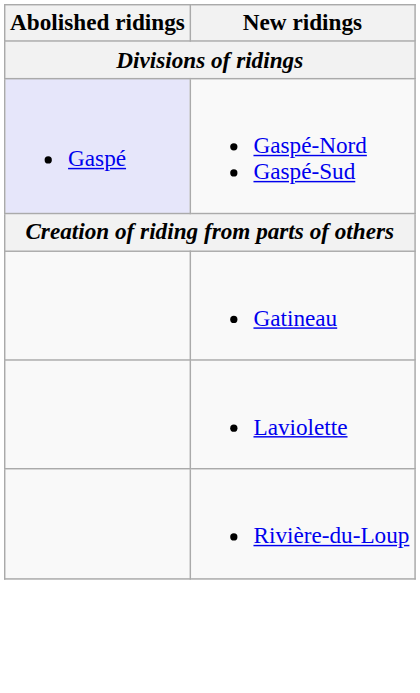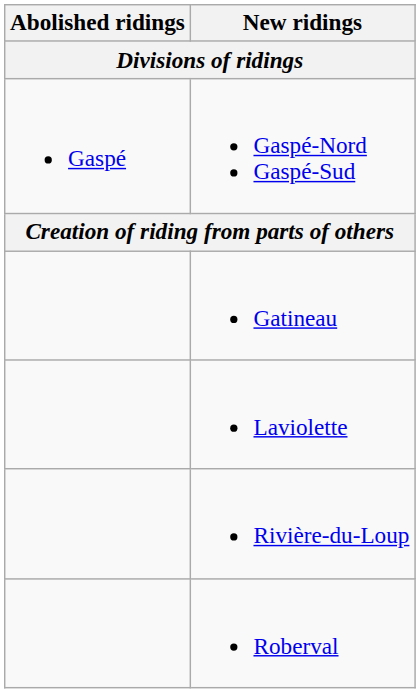(97, 159) lavender background -> (97, 159) no background
+ row: (302, 646)
